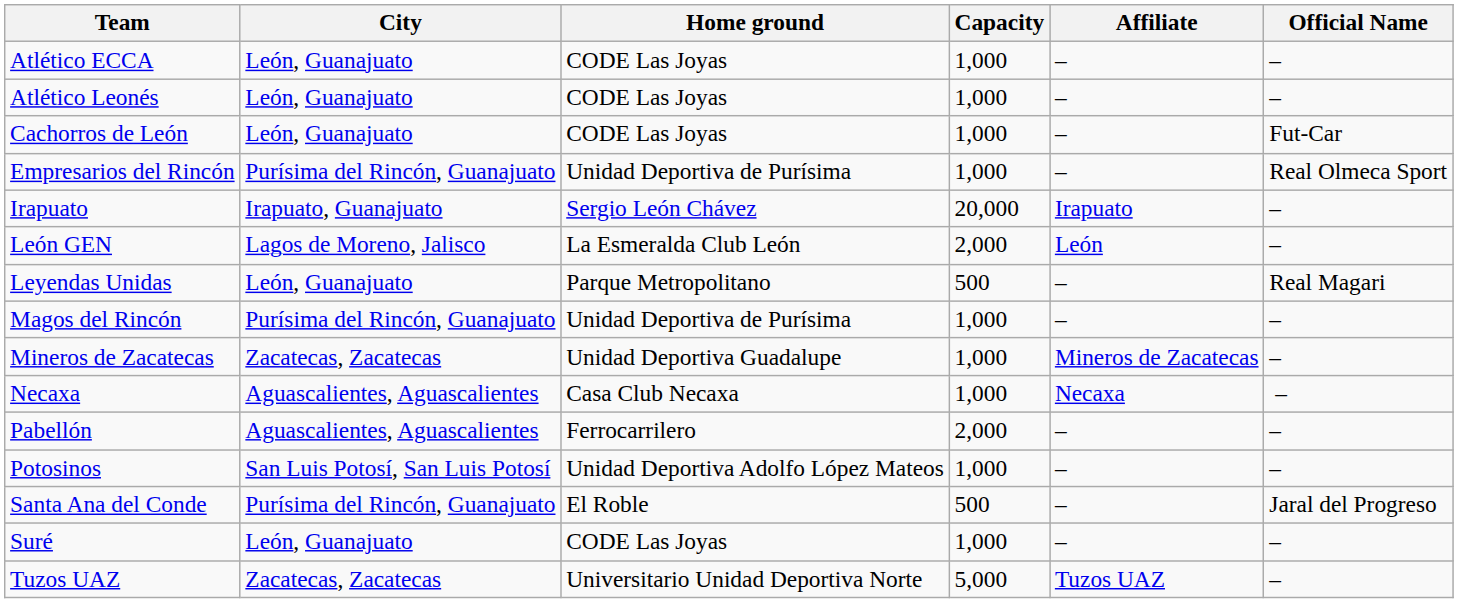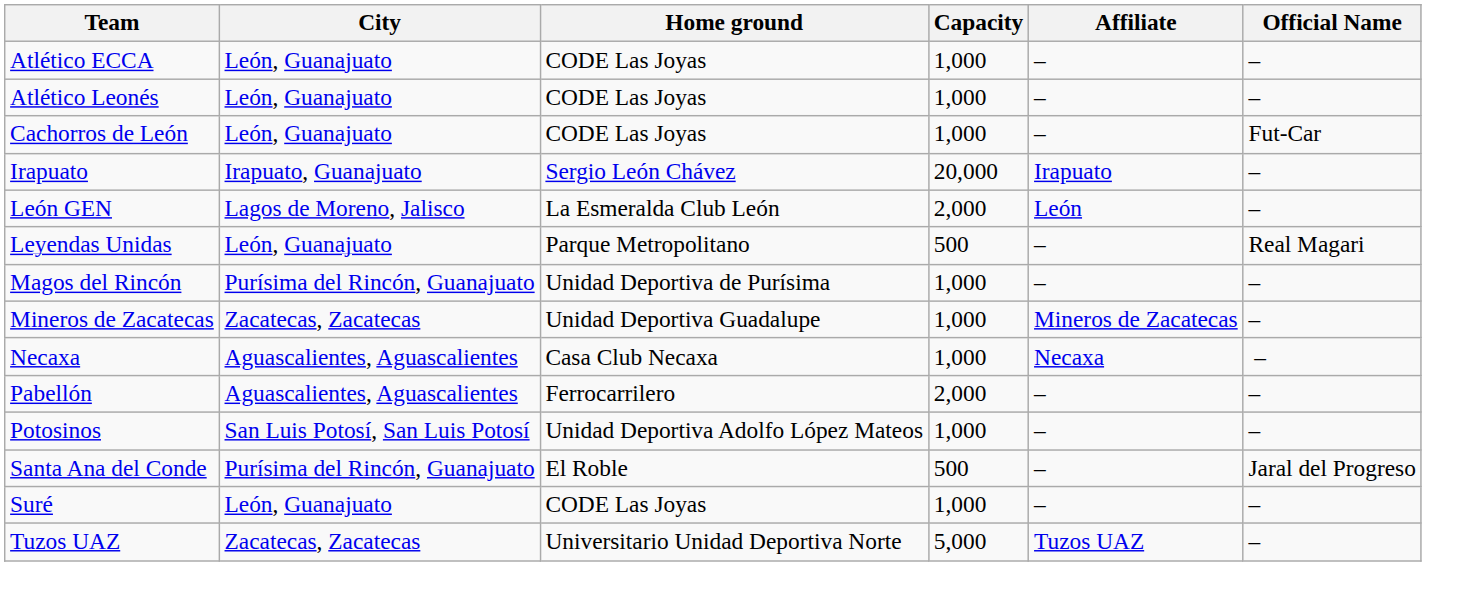- row: (122, 171)
